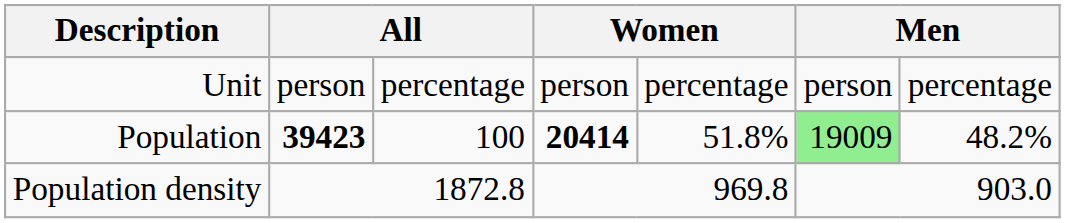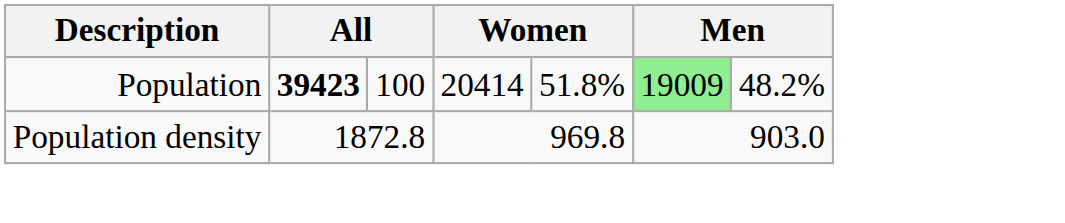- row: (232, 83)
(587, 136) bold -> (482, 83) normal
